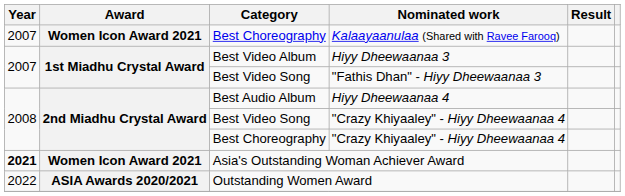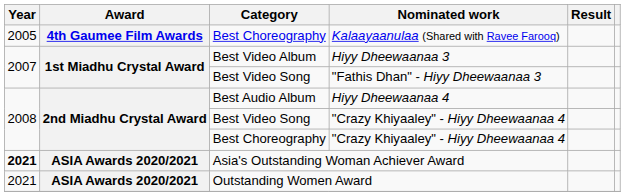(22, 35) 2007 -> (22, 35) 2005
(125, 35) Women Icon Award 2021 -> (125, 35) 4th Gaumee Film Awards
(125, 160) Women Icon Award 2021 -> (125, 160) ASIA Awards 2020/2021
(22, 181) 2022 -> (22, 181) 2021
